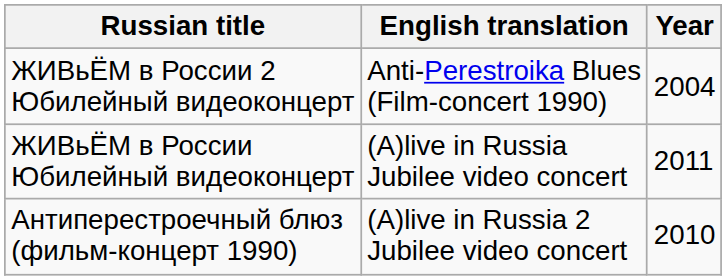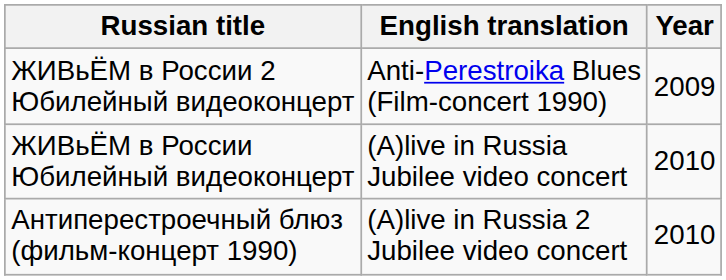(685, 85) 2004 -> (685, 85) 2009
(684, 160) 2011 -> (685, 160) 2010
